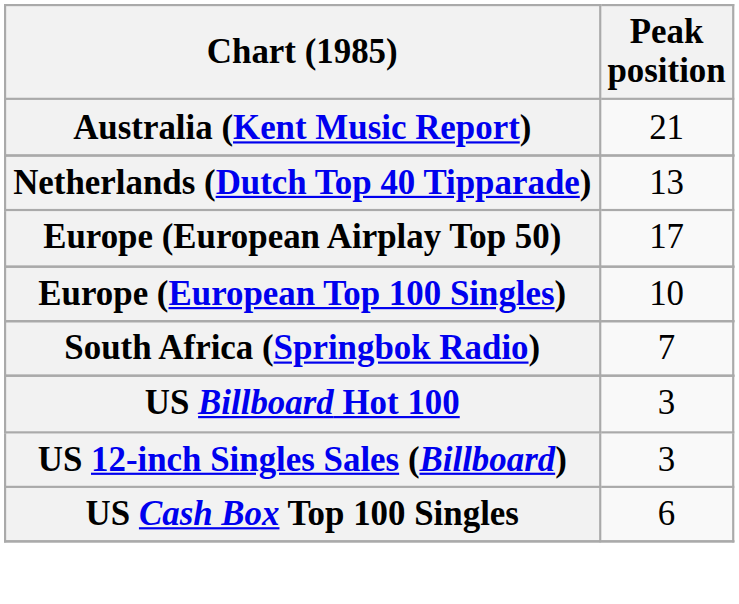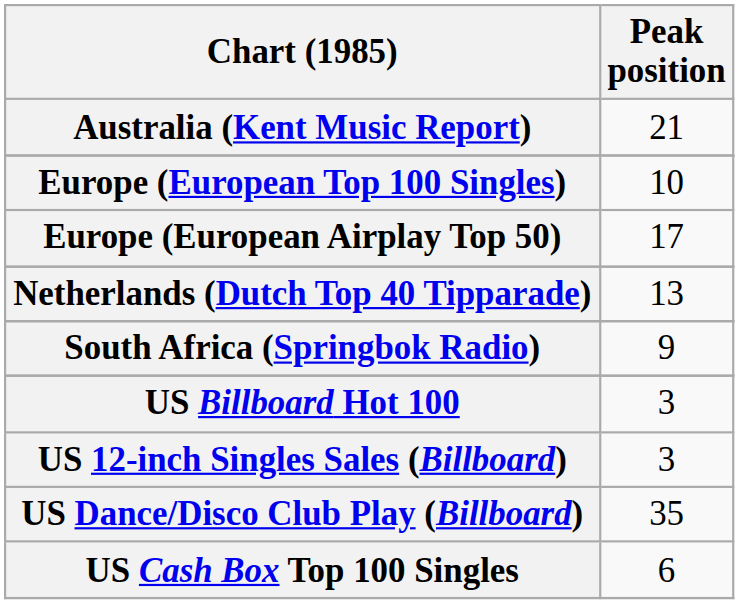rows swapped: (302, 292) <-> (302, 182)
(667, 347) 7 -> (667, 347) 9
+ row: (302, 513)
